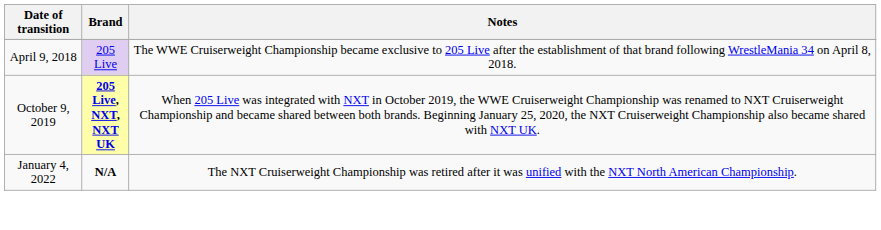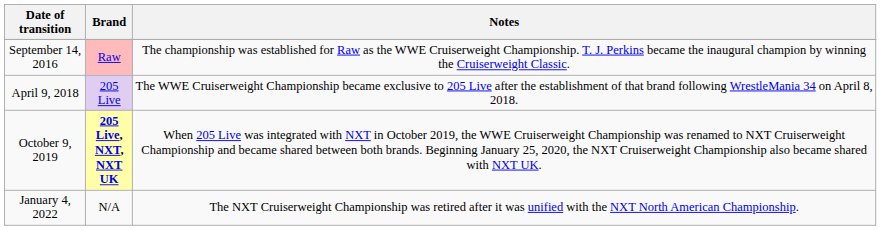+ row: (45, 57)
(106, 172) bold -> (109, 207) normal
